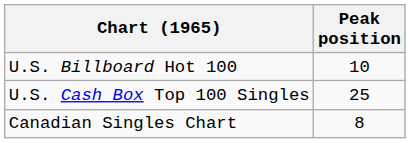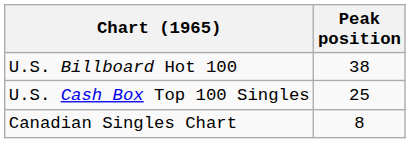(359, 67) 10 -> (359, 67) 38
